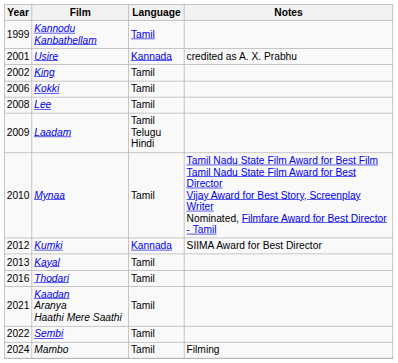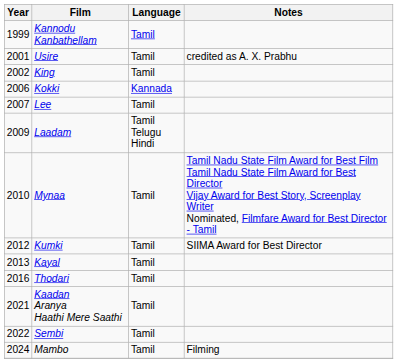(151, 56) Kannada -> (143, 56) Tamil
(143, 89) Tamil -> (151, 89) Kannada
(18, 105) 2008 -> (18, 105) 2007
(151, 246) Kannada -> (143, 246) Tamil
